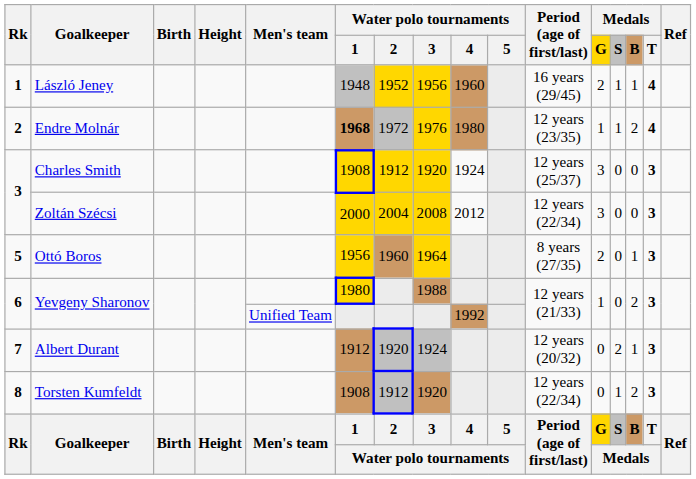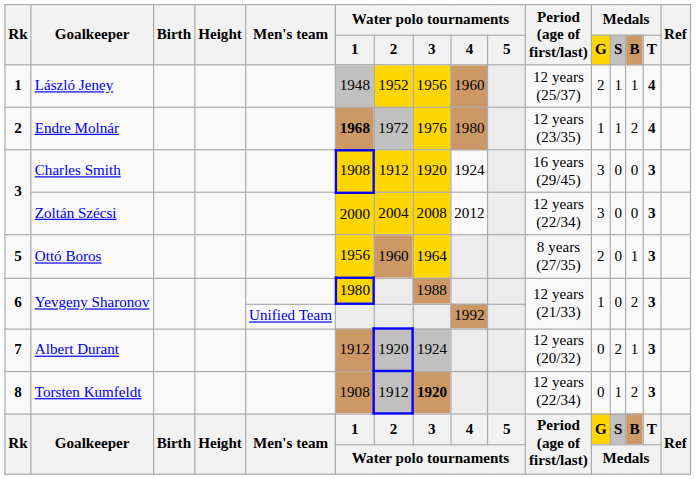(558, 85) 16 years (29/45) -> (558, 85) 12 years (25/37)
(558, 171) 12 years (25/37) -> (558, 171) 16 years (29/45)
(432, 392) normal -> (432, 392) bold
